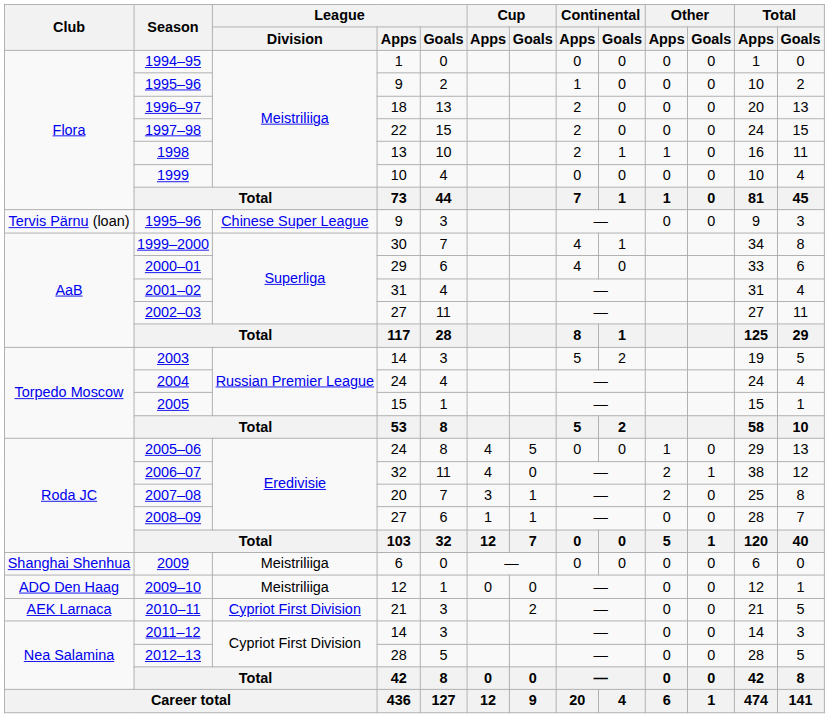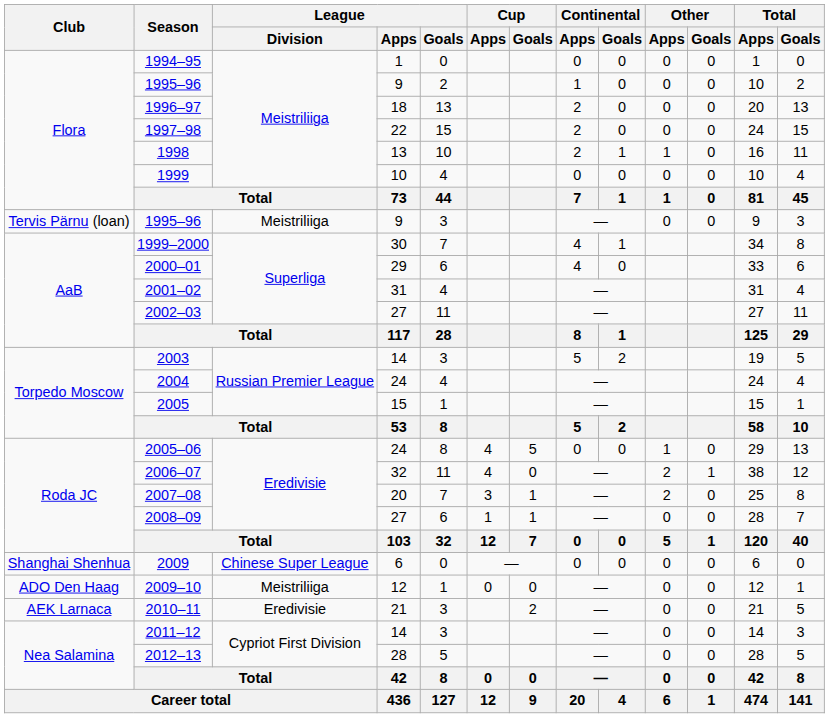(295, 221) Chinese Super League -> (295, 221) Meistriliiga
(295, 564) Meistriliiga -> (295, 564) Chinese Super League
(295, 609) Cypriot First Division -> (295, 609) Eredivisie
